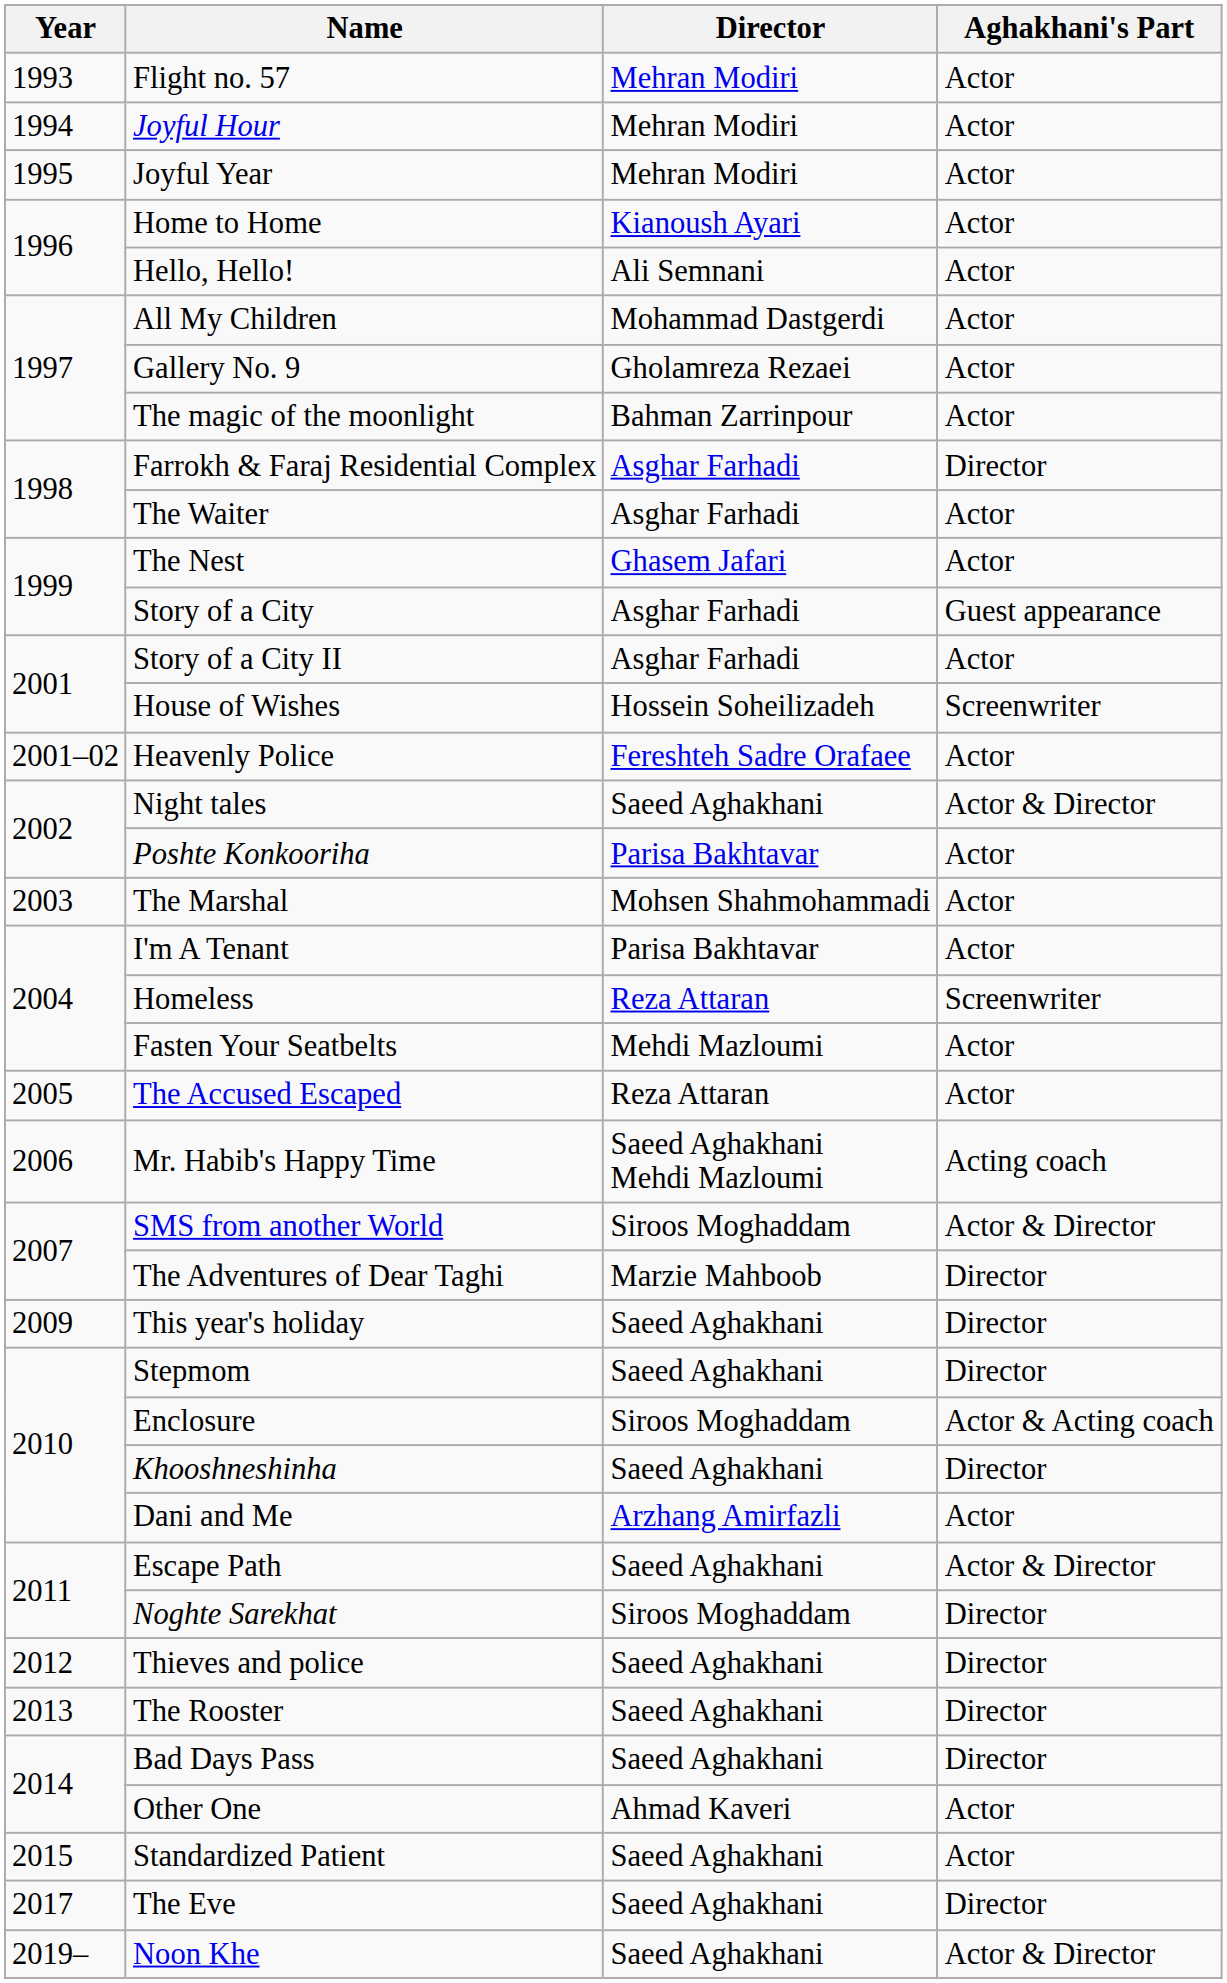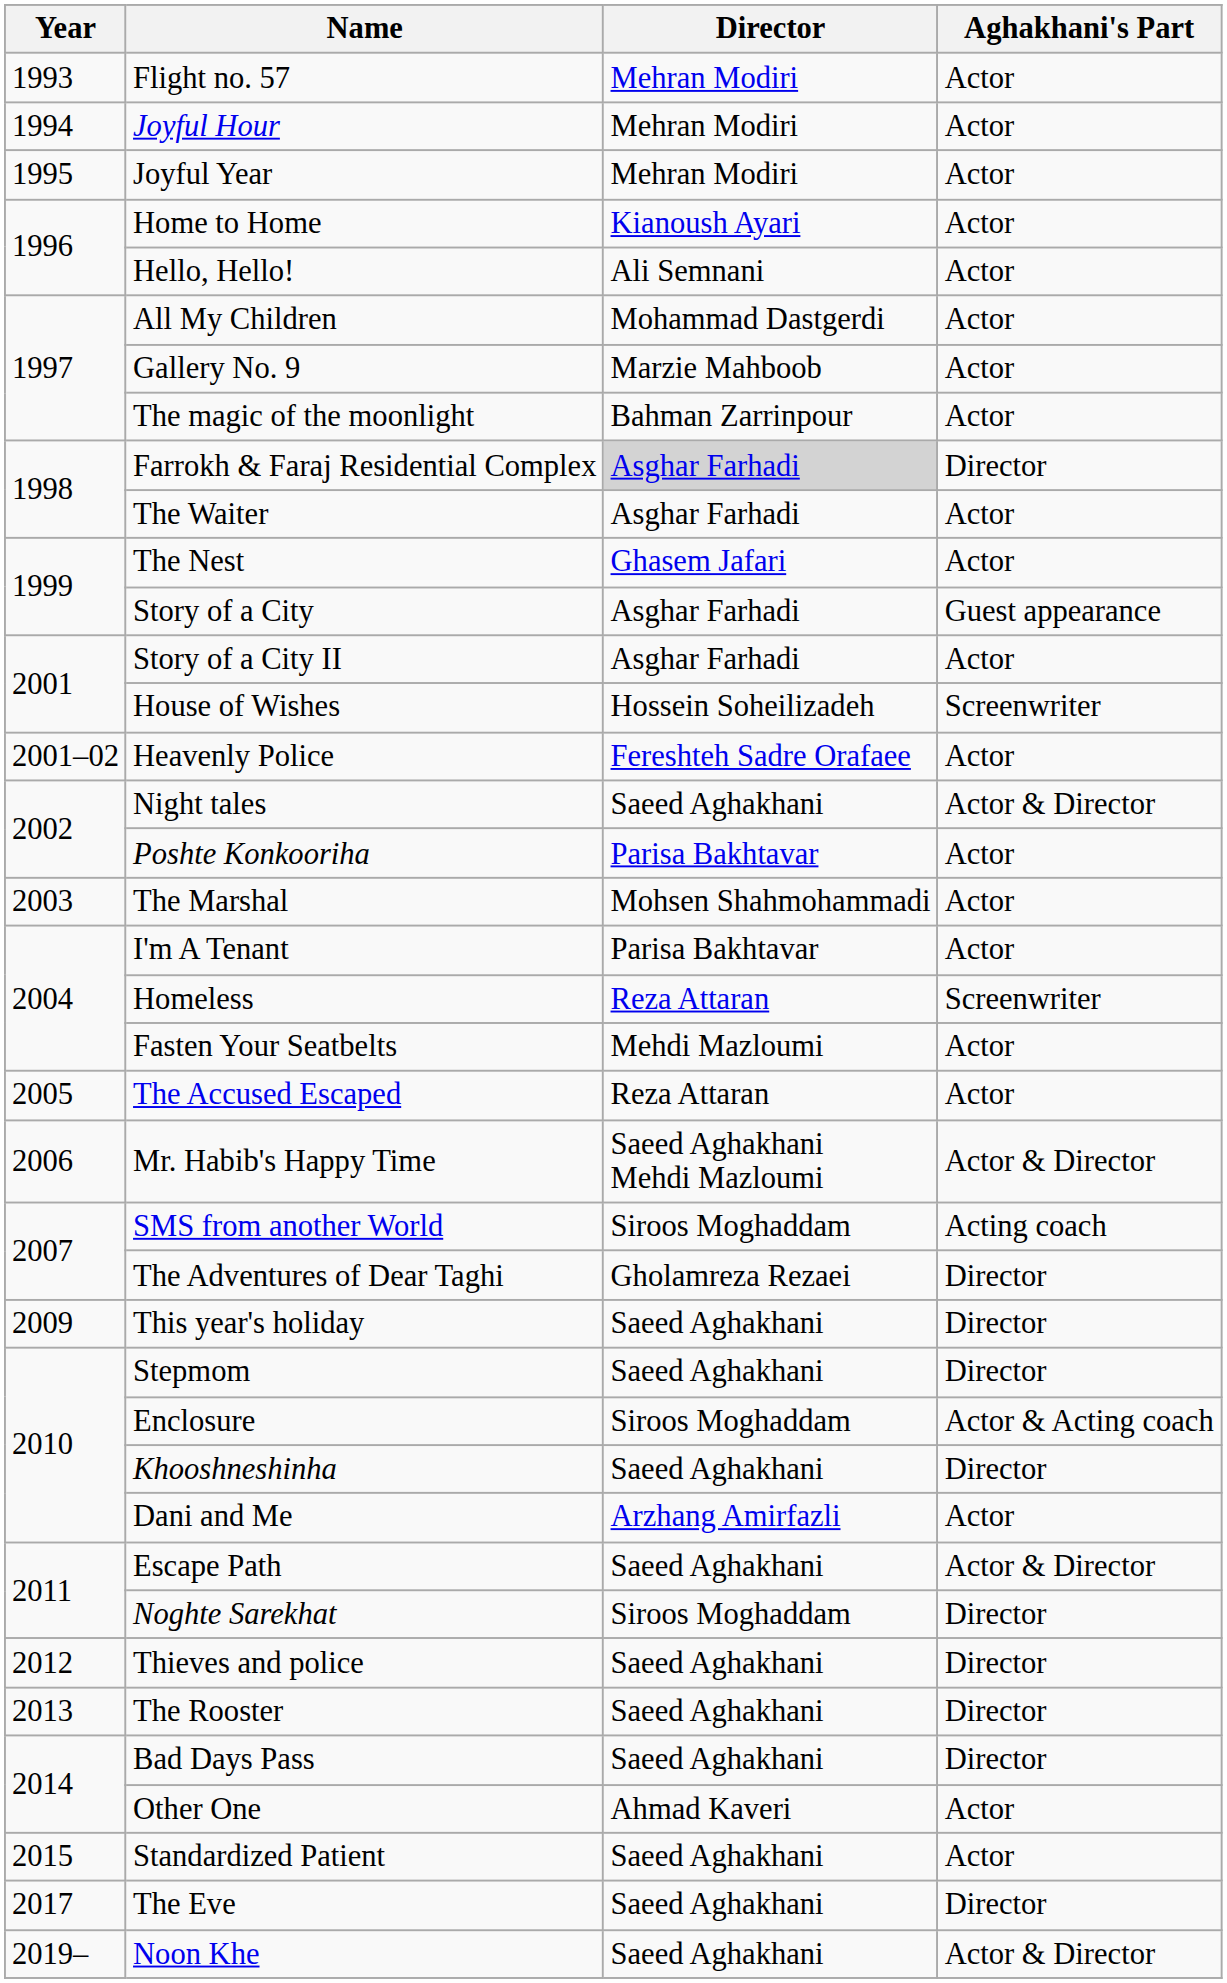(731, 367) Gholamreza Rezaei -> (716, 367) Marzie Mahboob
(705, 464) no background -> (705, 464) lightgrey background
(1026, 1160) Acting coach -> (1050, 1160) Actor & Director
(1050, 1226) Actor & Director -> (1026, 1226) Acting coach
(716, 1274) Marzie Mahboob -> (731, 1274) Gholamreza Rezaei
